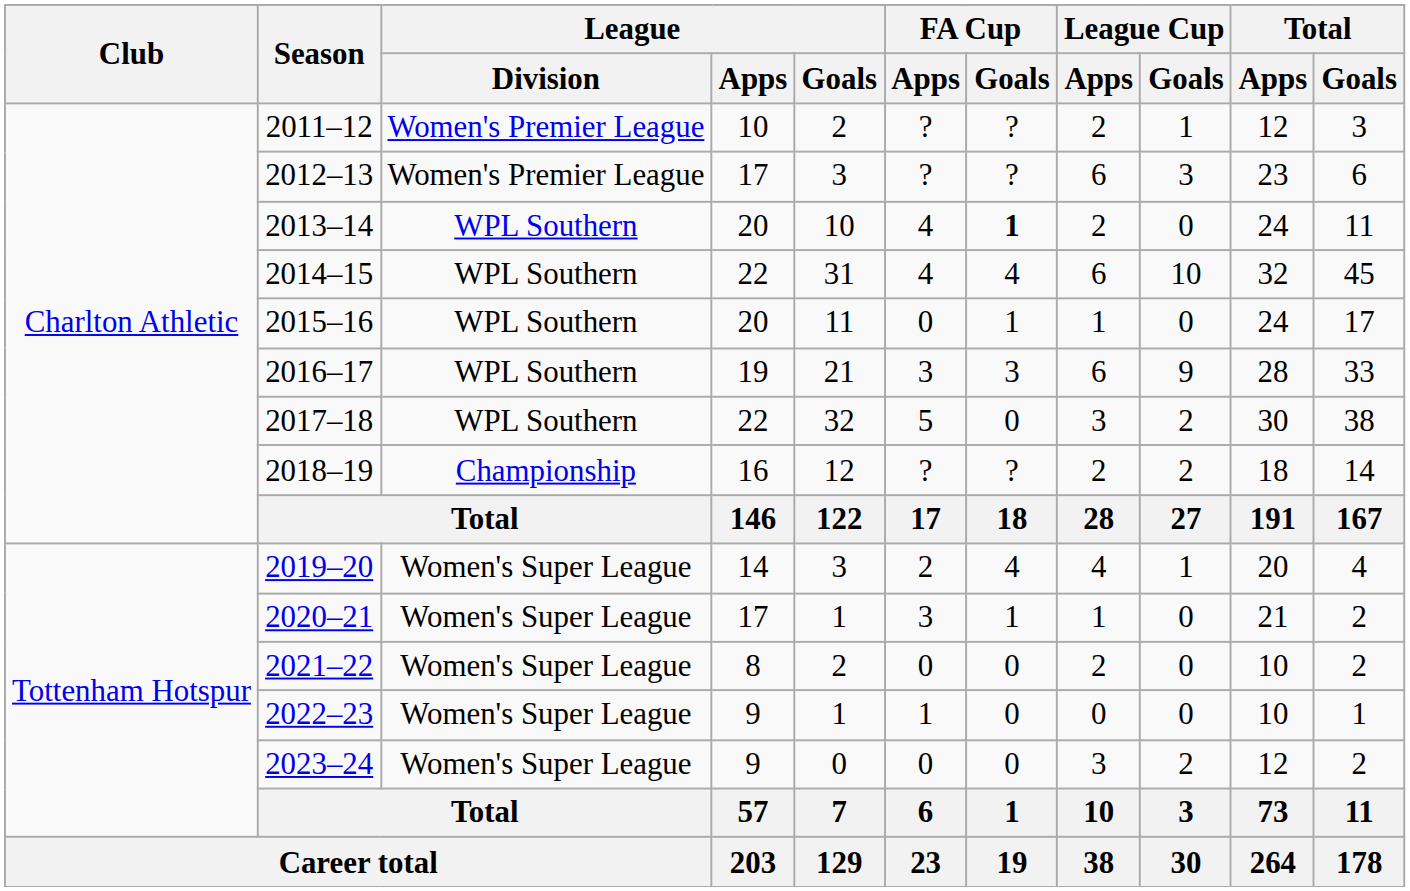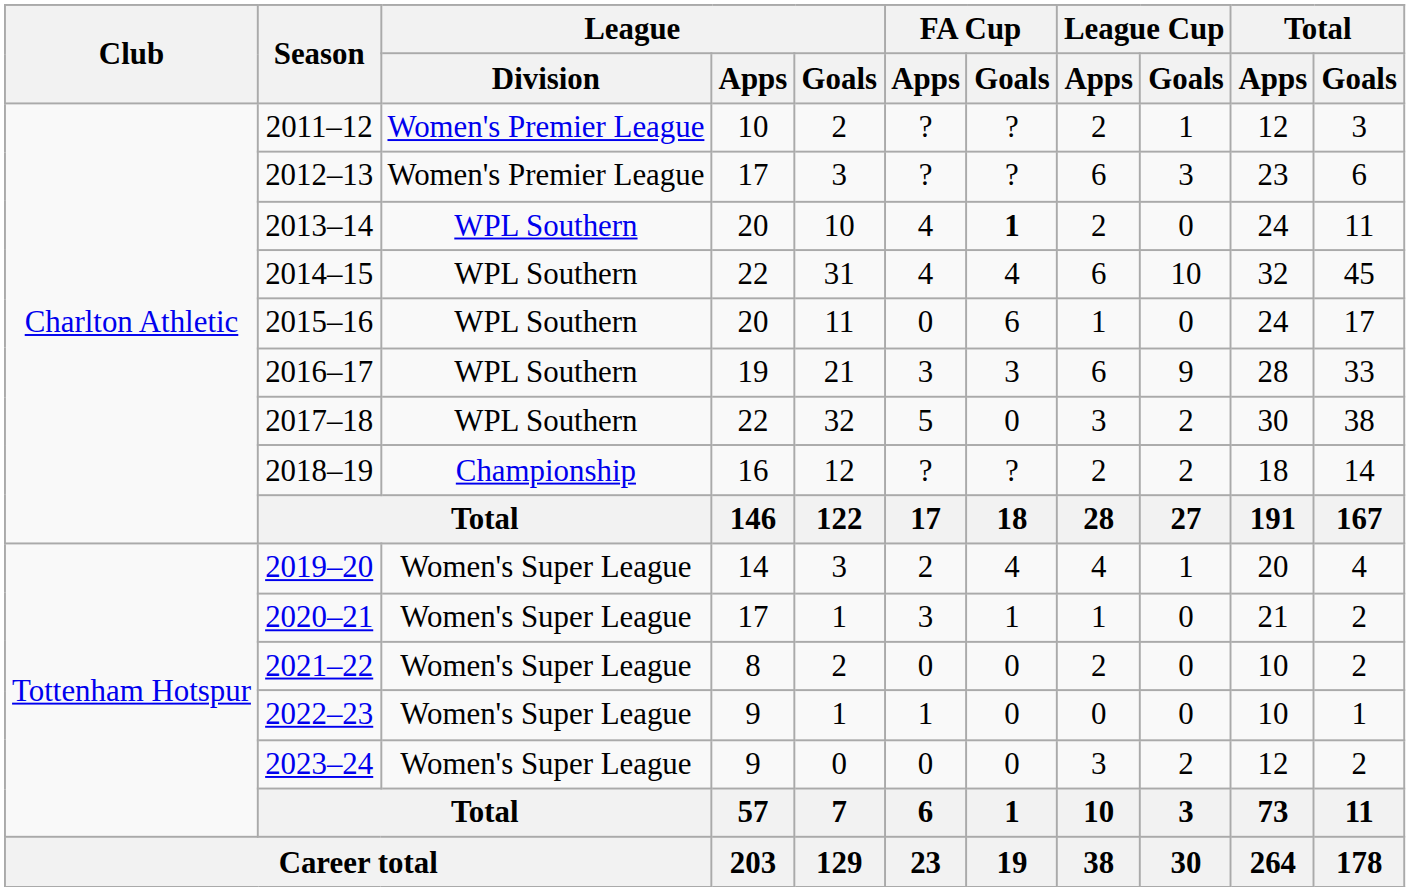(1012, 322) 1 -> (1012, 322) 6
